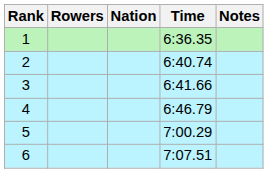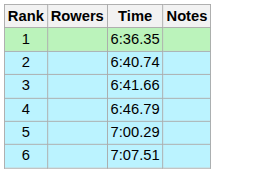- column: (133, 16)
